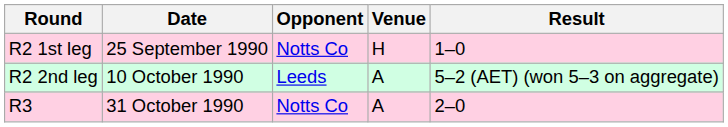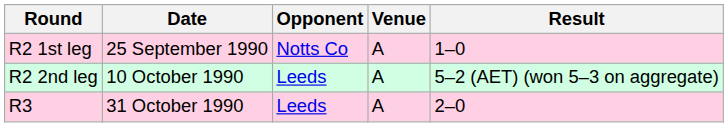(378, 48) H -> (378, 48) A
(312, 106) Notts Co -> (301, 106) Leeds
